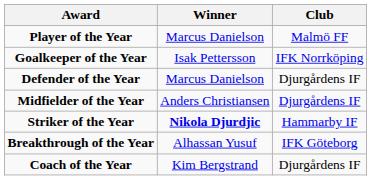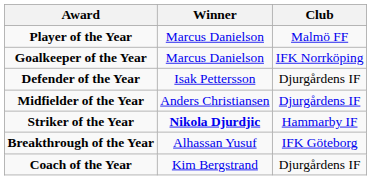(215, 57) Isak Pettersson -> (215, 57) Marcus Danielson
(215, 79) Marcus Danielson -> (215, 79) Isak Pettersson
